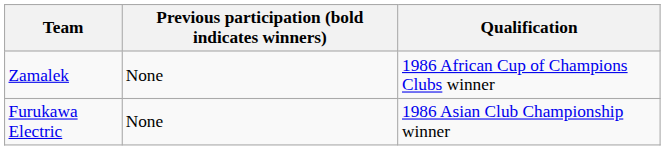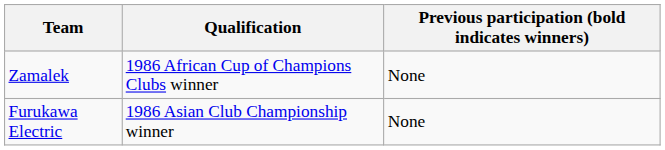columns swapped: (529, 27) <-> (260, 27)
